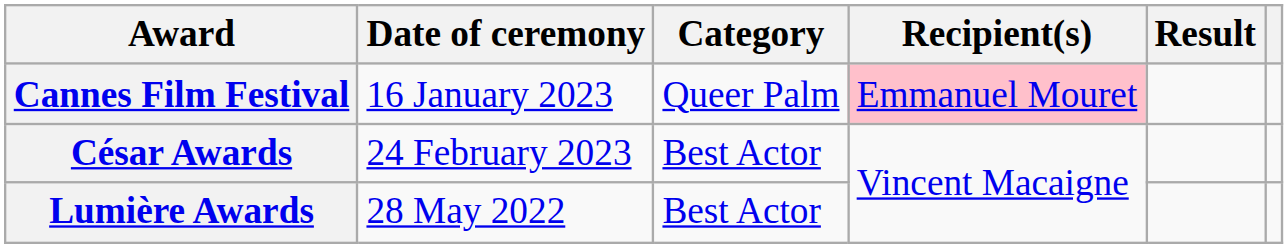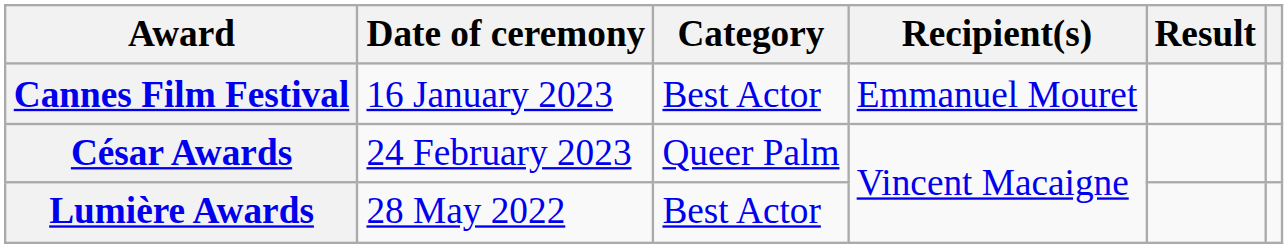(751, 93) Queer Palm -> (742, 93) Best Actor
(997, 93) pink background -> (997, 93) no background
(742, 152) Best Actor -> (751, 152) Queer Palm
